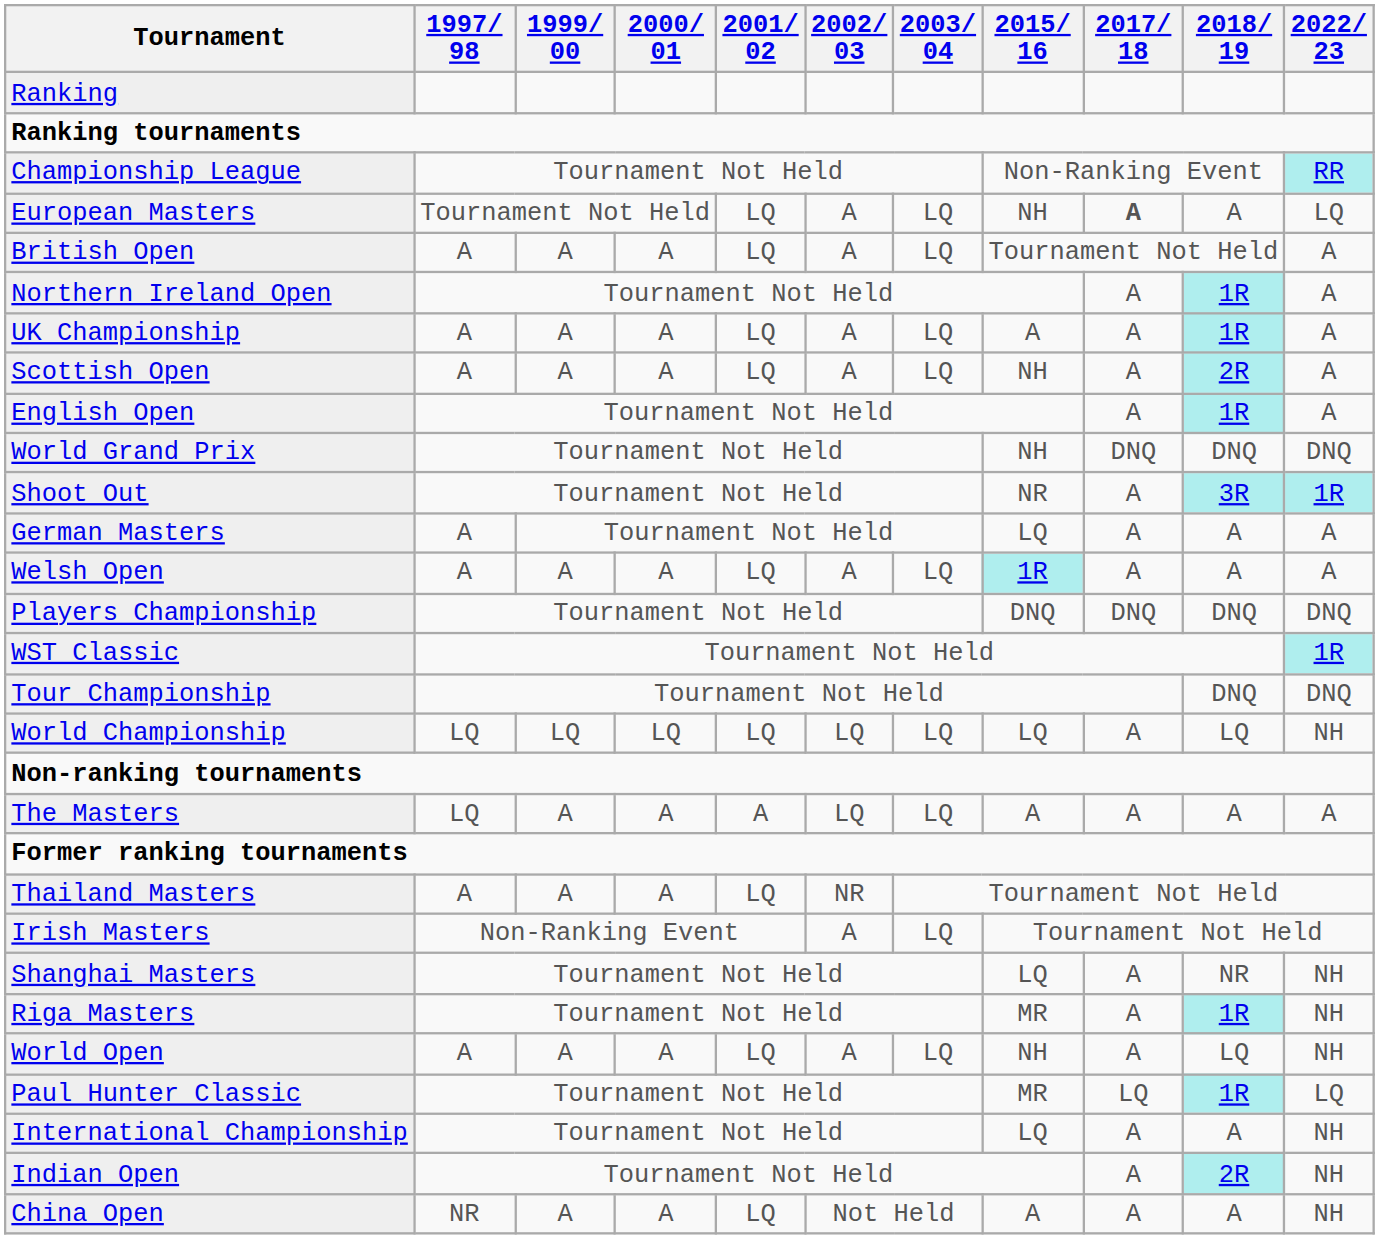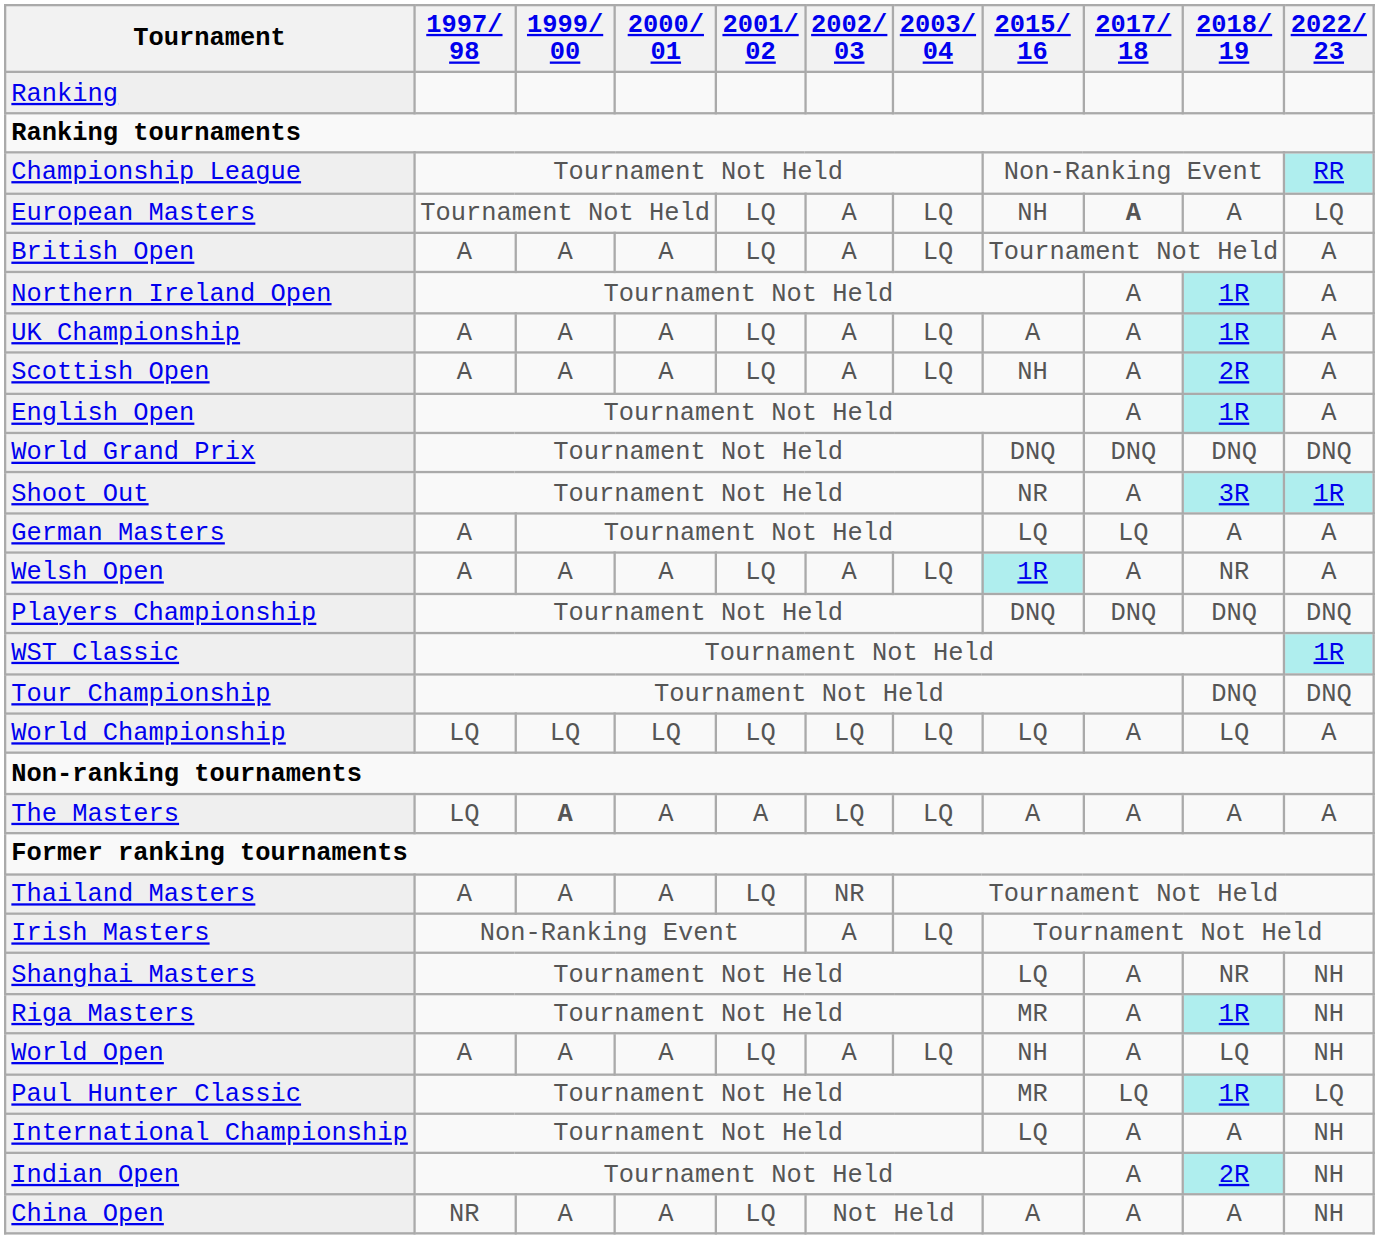(1033, 453) NH -> (1033, 453) DNQ
(1133, 533) A -> (1133, 533) LQ
(1234, 573) A -> (1234, 573) NR
(1329, 733) NH -> (1329, 733) A
(565, 813) normal -> (565, 813) bold
